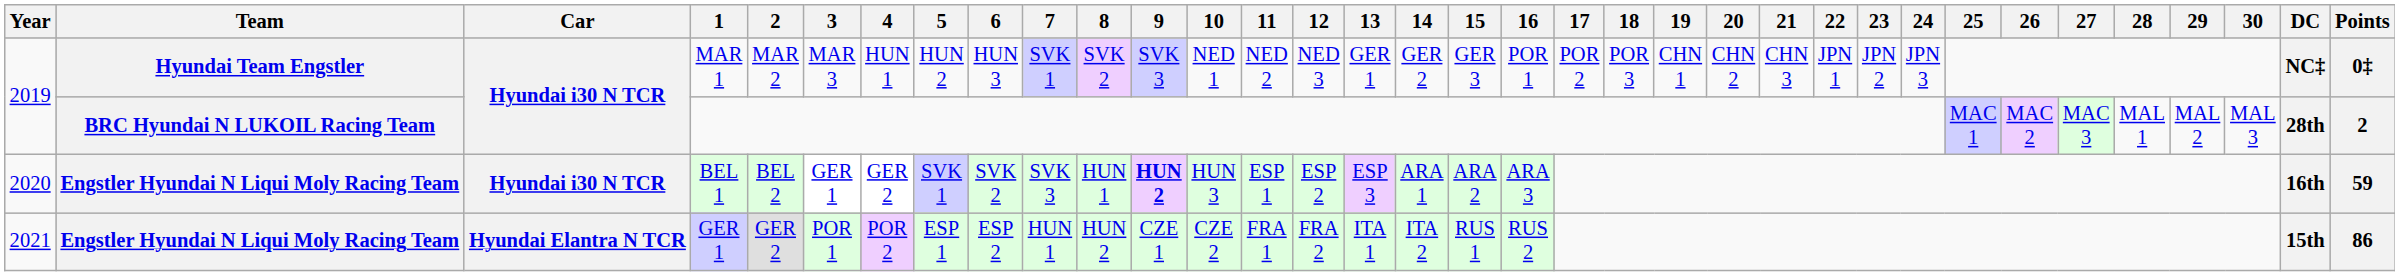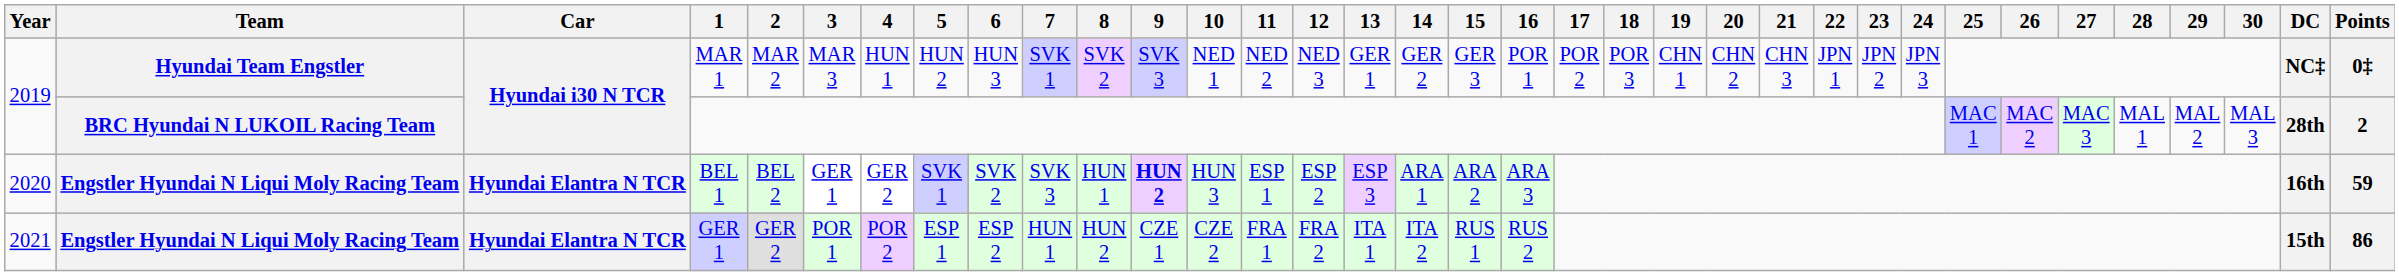(577, 183) Hyundai i30 N TCR -> (577, 183) Hyundai Elantra N TCR
